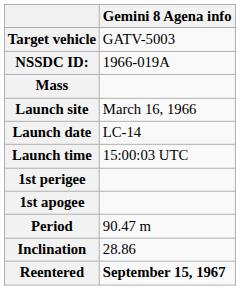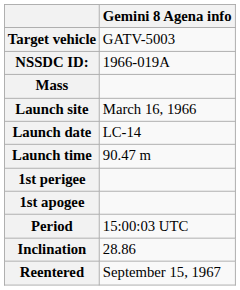(146, 156) 15:00:03 UTC -> (127, 156) 90.47 m
(127, 226) 90.47 m -> (146, 226) 15:00:03 UTC
(164, 272) bold -> (162, 272) normal
